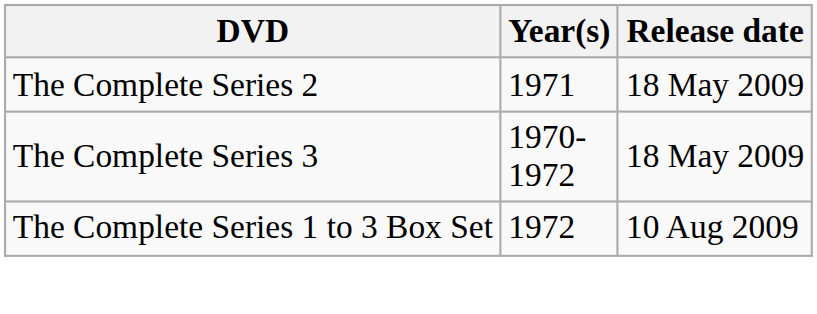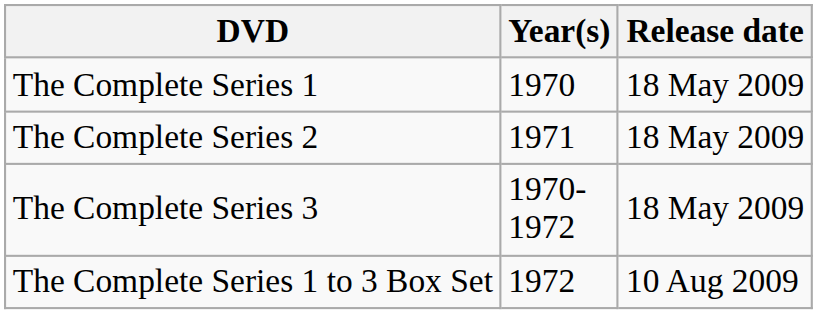+ row: (166, 84)
